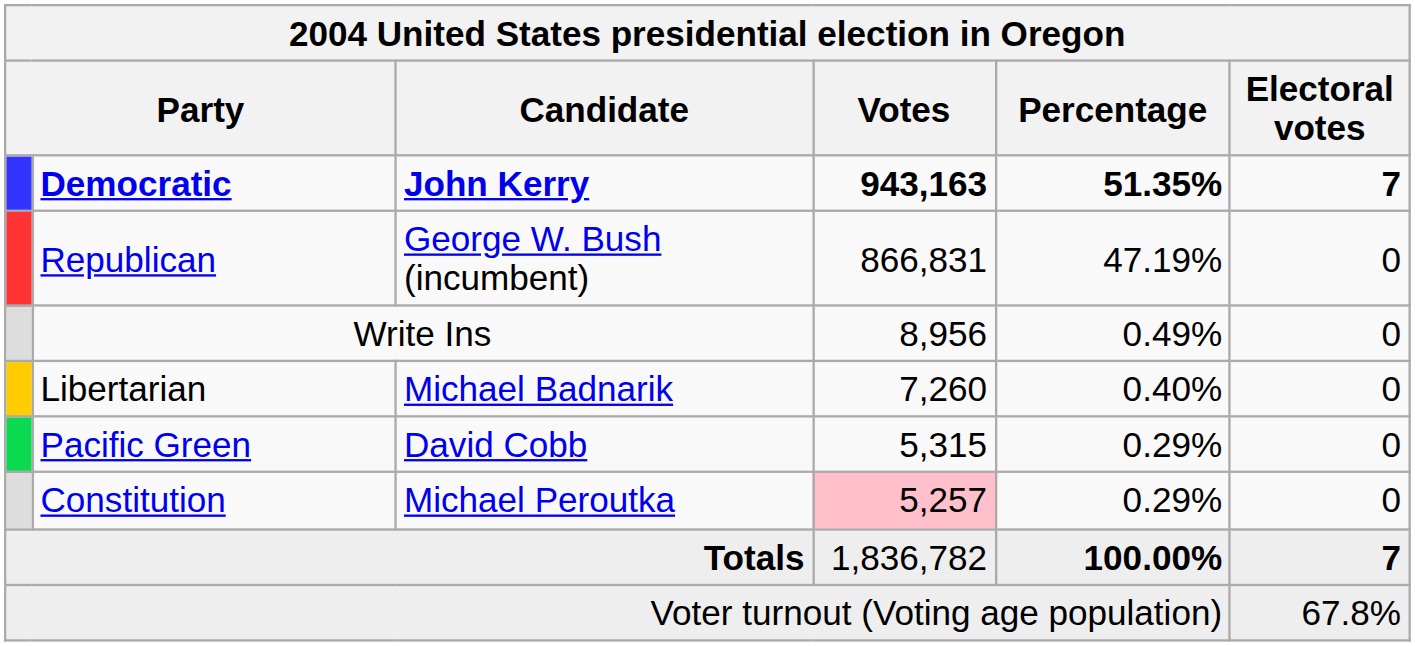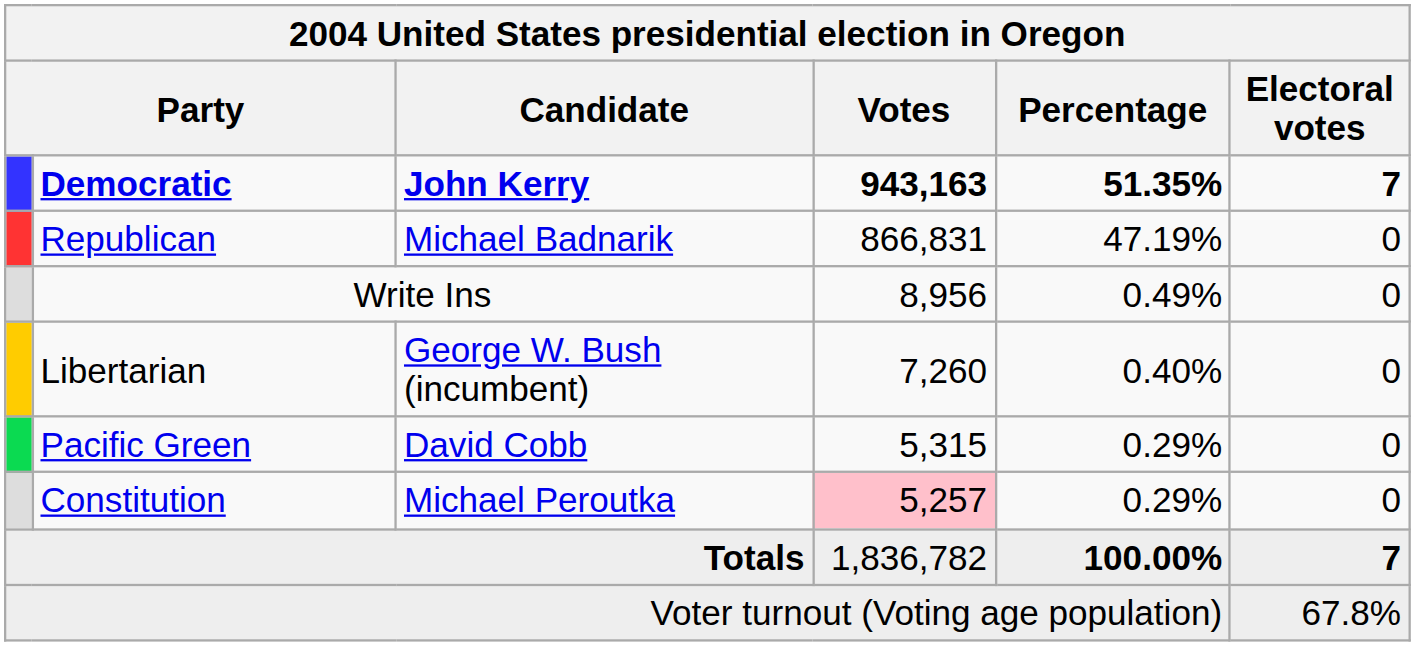(533, 259) George W. Bush (incumbent) -> (539, 239) Michael Badnarik
(539, 390) Michael Badnarik -> (533, 370) George W. Bush (incumbent)
